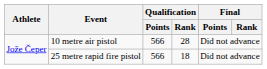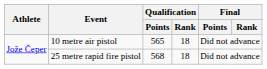(158, 42) 566 -> (158, 42) 565
(185, 42) 28 -> (185, 42) 18
(158, 57) 566 -> (158, 57) 568
